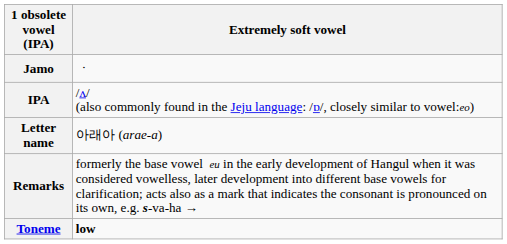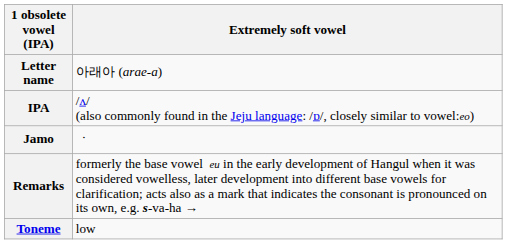rows swapped: (39, 68) <-> (39, 135)
(86, 228) bold -> (86, 228) normal
